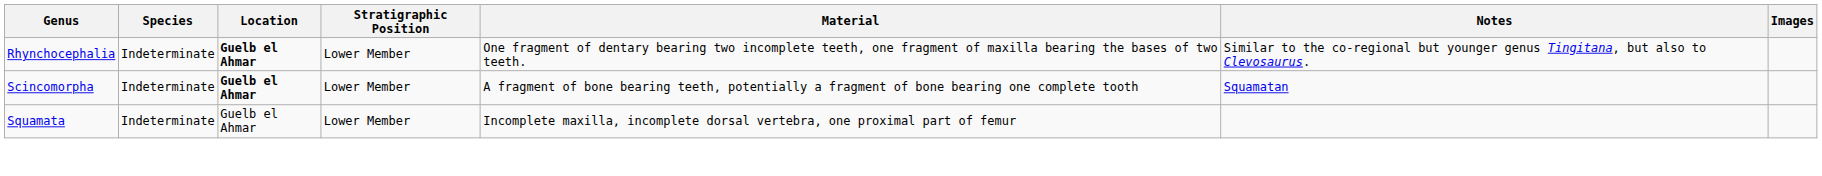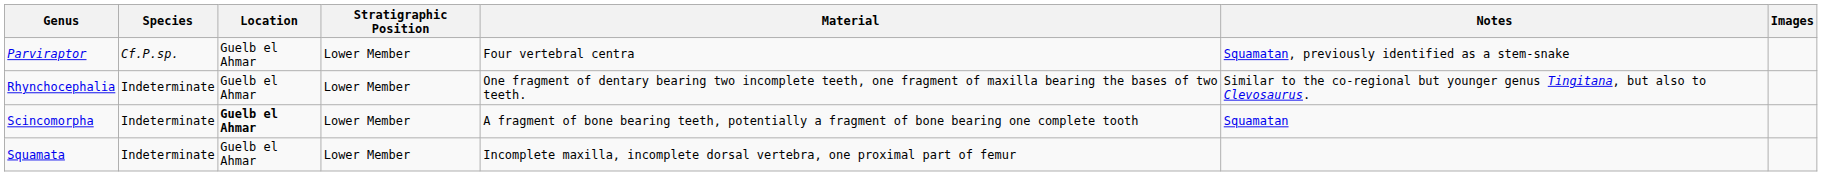+ row: (47, 54)
(249, 54) bold -> (249, 88) normal
